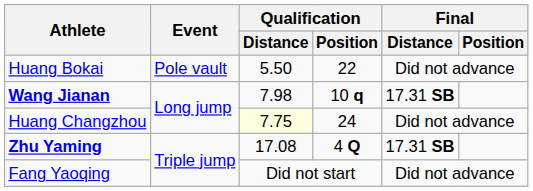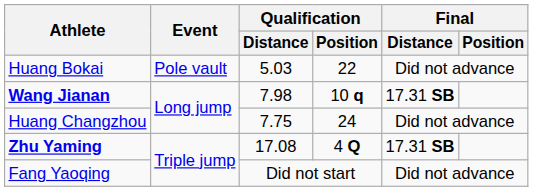(276, 69) 5.50 -> (276, 69) 5.03
(276, 121) lightyellow background -> (276, 121) no background
